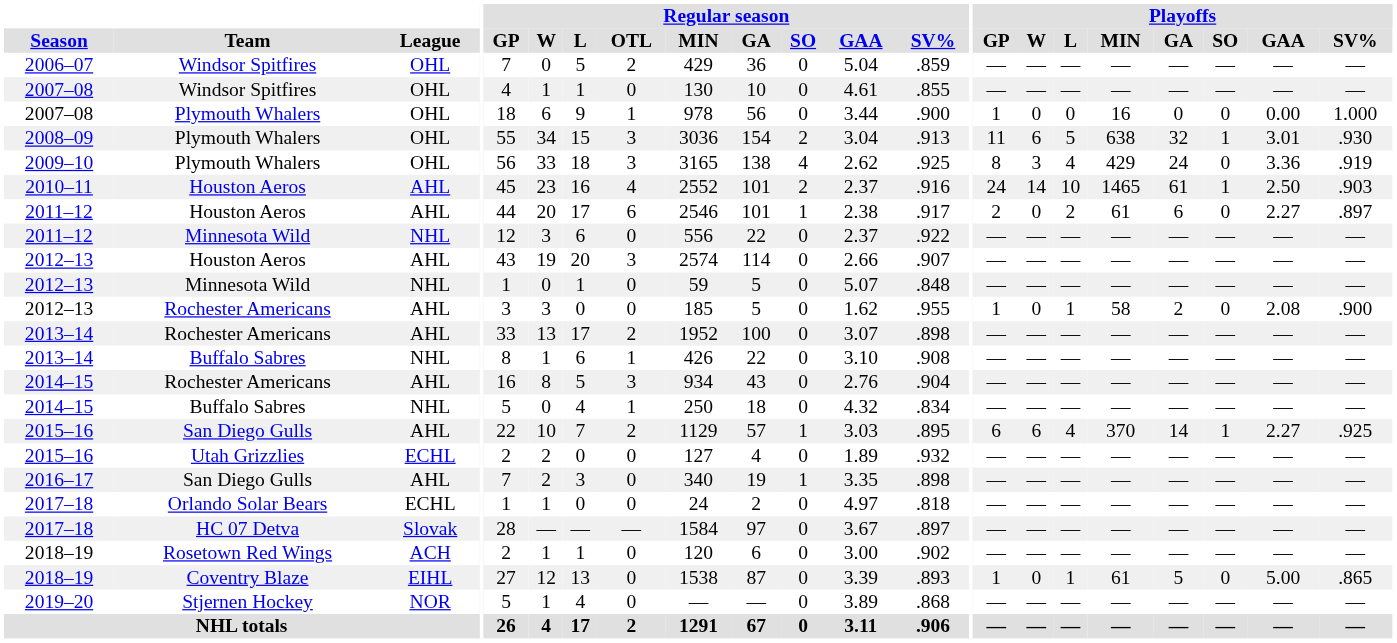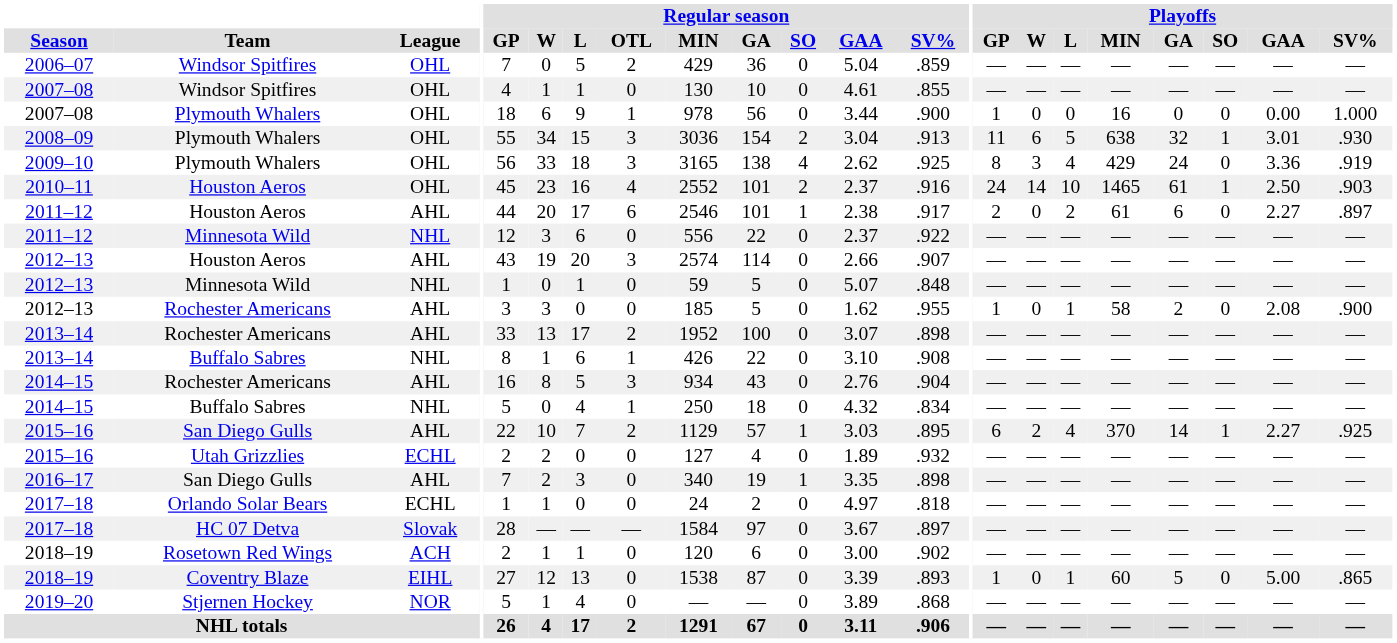(430, 186) AHL -> (430, 186) OHL
(1036, 430) 6 -> (1036, 430) 2
(1121, 577) 61 -> (1121, 577) 60
